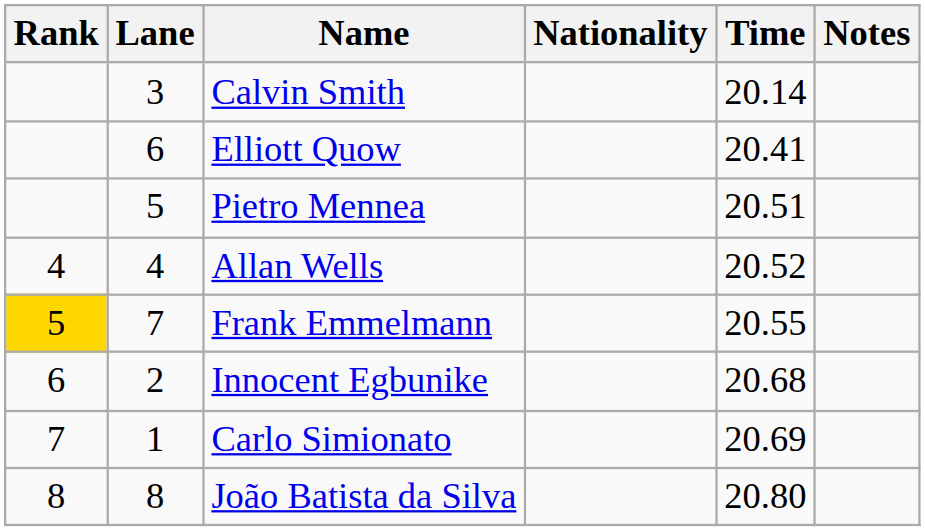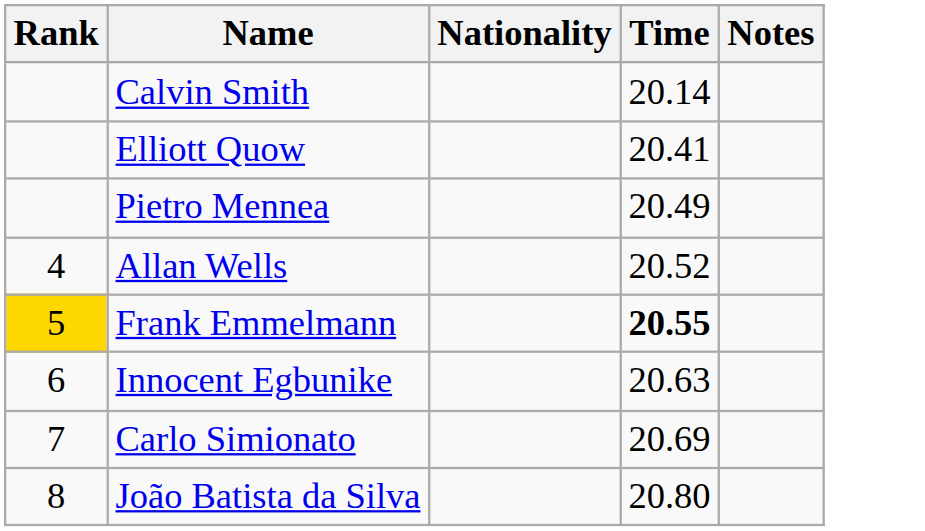- column: (155, 33)
(765, 206) 20.51 -> (670, 206) 20.49
(765, 322) normal -> (670, 322) bold
(765, 380) 20.68 -> (670, 380) 20.63
